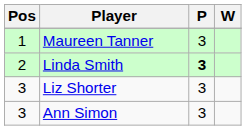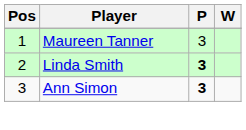- row: (80, 88)
(202, 112) normal -> (202, 88) bold
